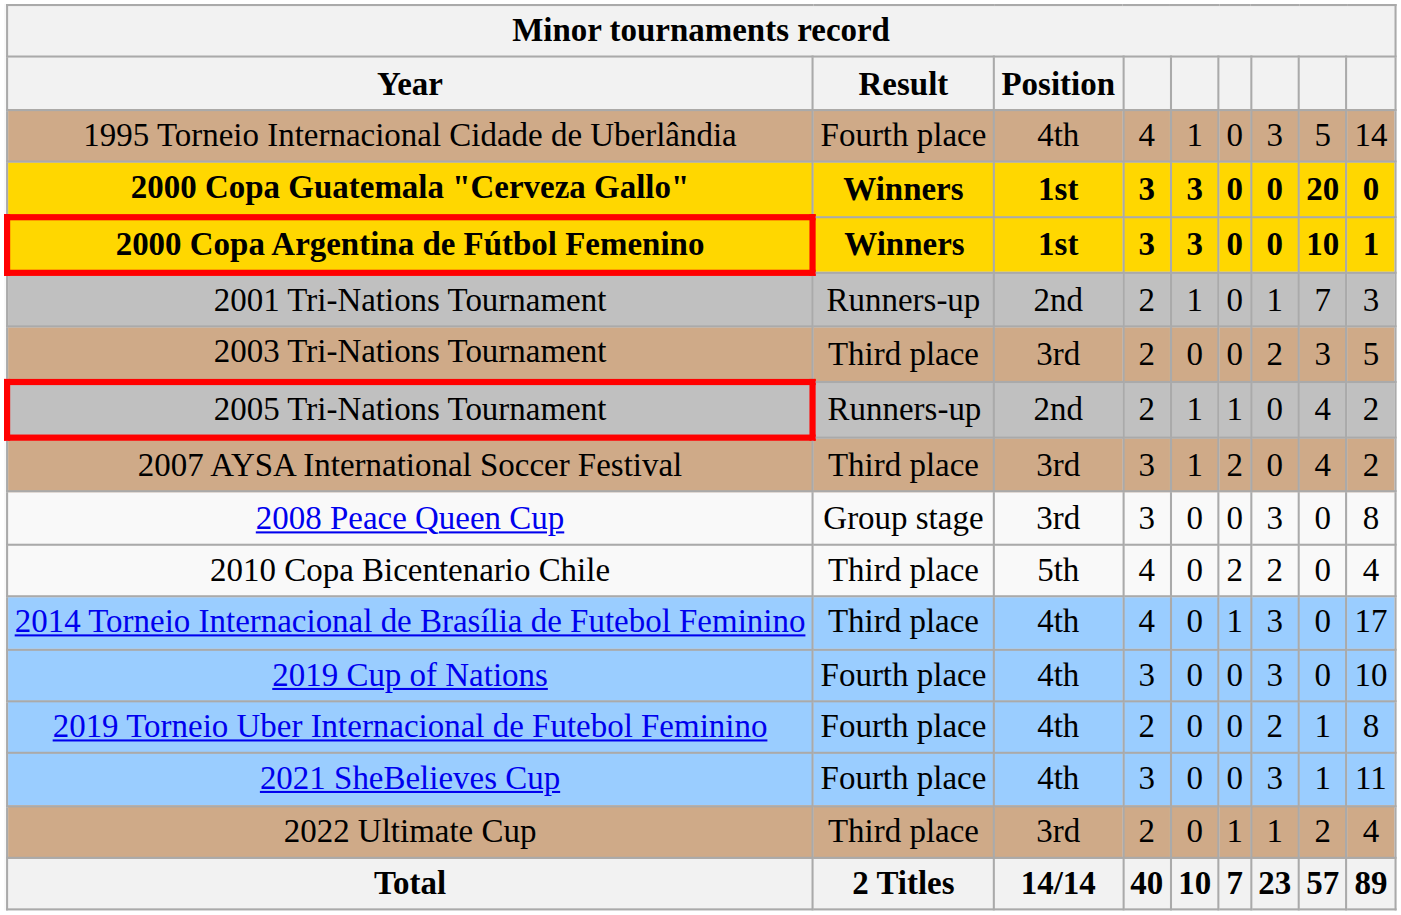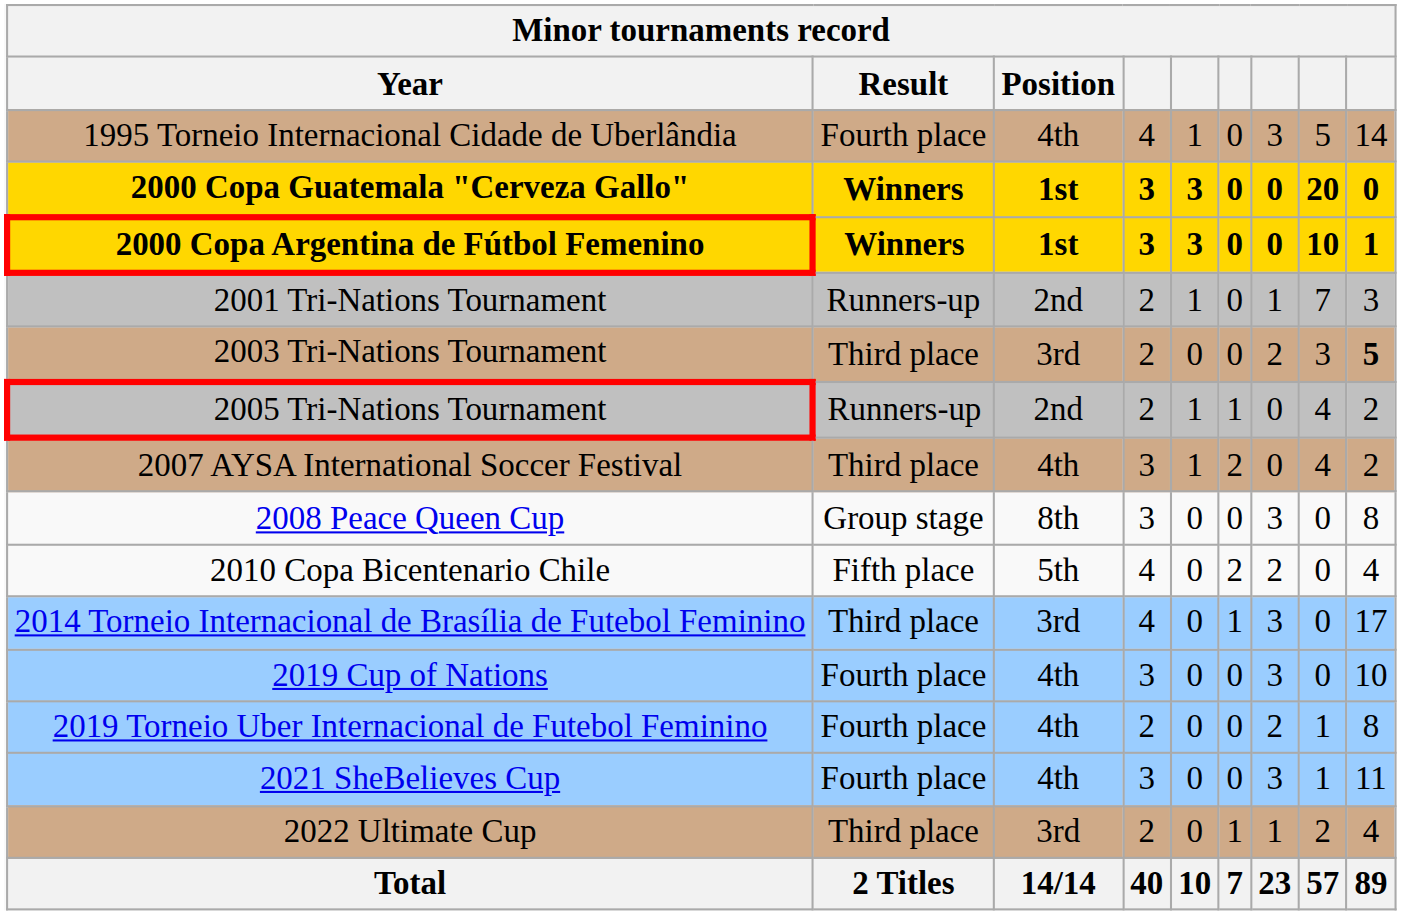(1371, 353) normal -> (1371, 353) bold
(1058, 464) 3rd -> (1058, 464) 4th
(1058, 517) 3rd -> (1058, 517) 8th
(903, 569) Third place -> (903, 569) Fifth place
(1058, 622) 4th -> (1058, 622) 3rd
